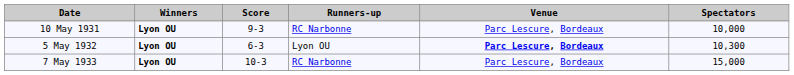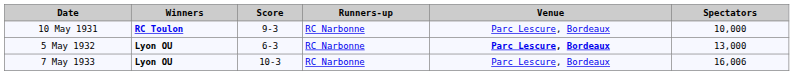(157, 29) Lyon OU -> (159, 29) RC Toulon
(311, 46) Lyon OU -> (335, 46) RC Narbonne
(729, 46) 10,300 -> (730, 46) 13,000
(729, 62) 15,000 -> (730, 62) 16,006
